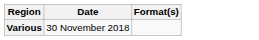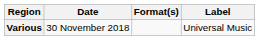+ column: (218, 12)
